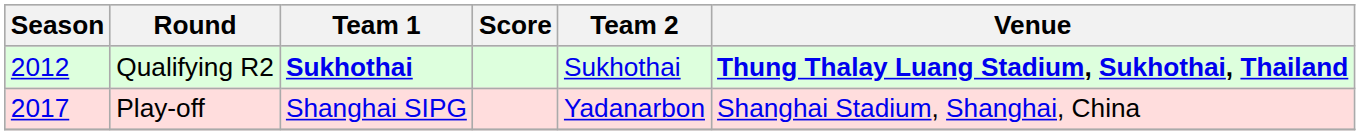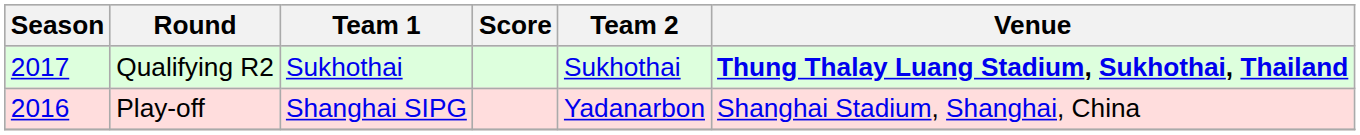(40, 66) 2012 -> (40, 66) 2017
(349, 66) bold -> (344, 66) normal
(40, 108) 2017 -> (40, 108) 2016
